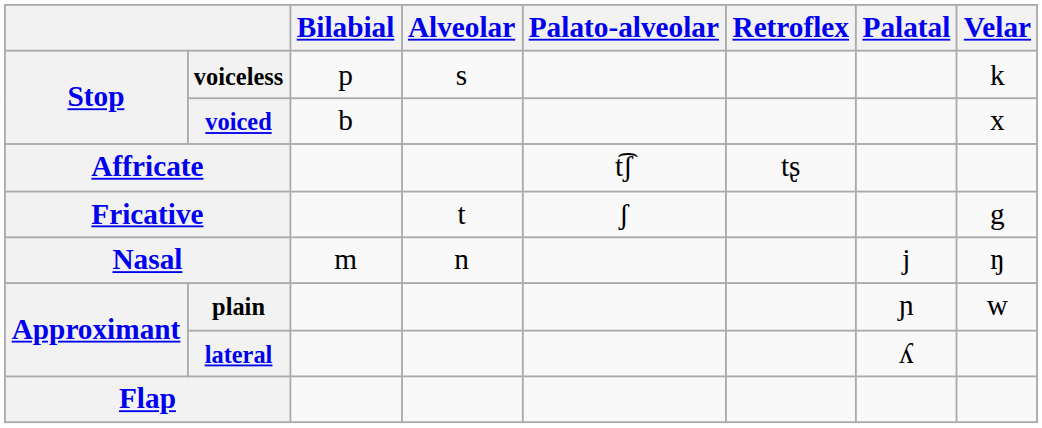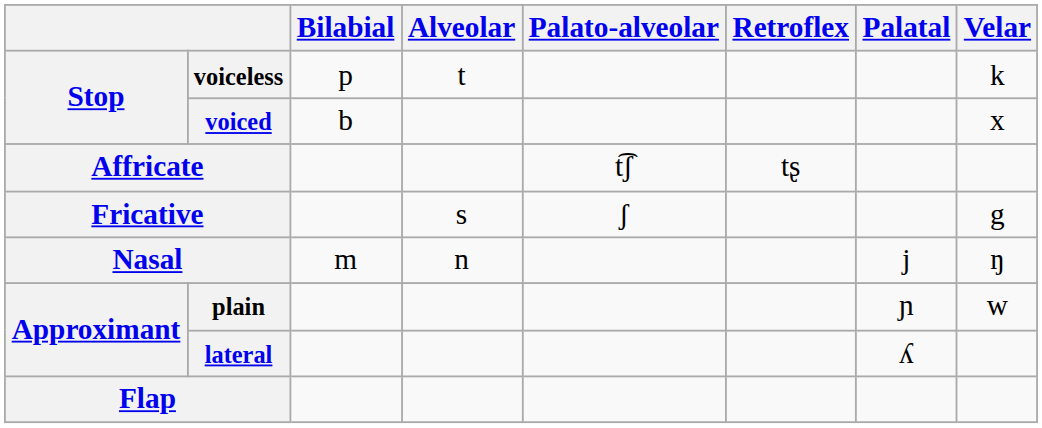(462, 74) s -> (462, 74) t
(462, 213) t -> (462, 213) s
